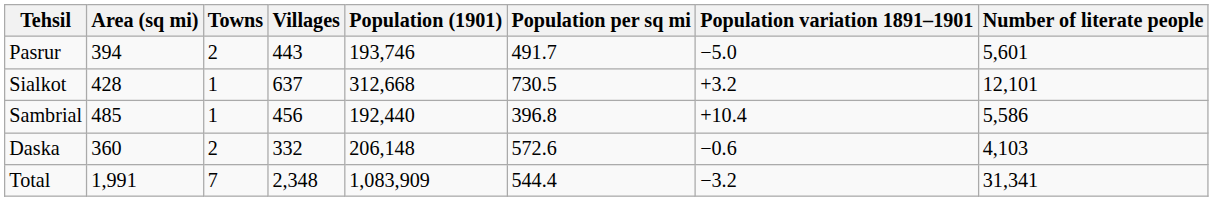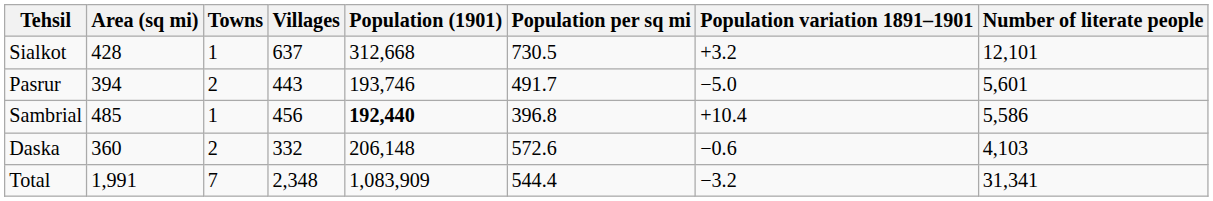rows swapped: (38, 84) <-> (35, 52)
(382, 116) normal -> (382, 116) bold
